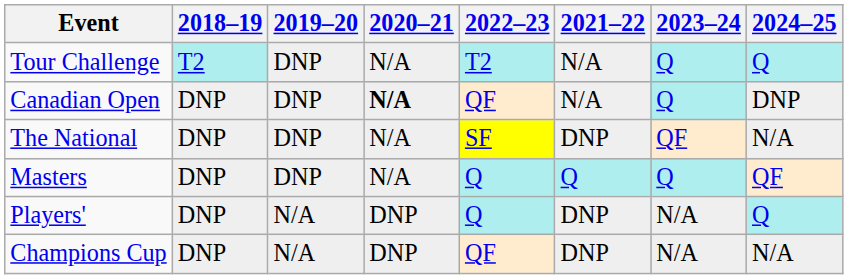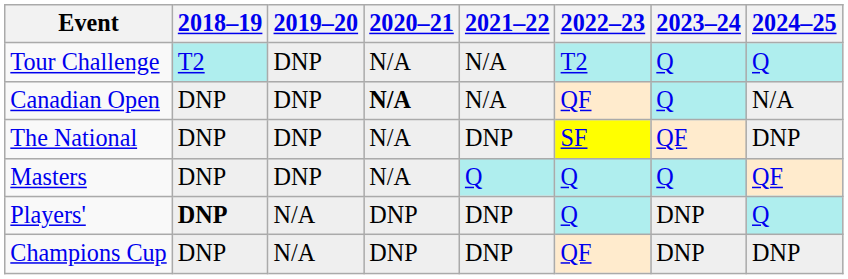columns swapped: (603, 23) <-> (507, 23)
(776, 100) DNP -> (773, 100) N/A
(773, 138) N/A -> (776, 138) DNP
(202, 215) normal -> (203, 215) bold
(677, 215) N/A -> (680, 215) DNP
(677, 253) N/A -> (680, 253) DNP
(773, 253) N/A -> (776, 253) DNP
